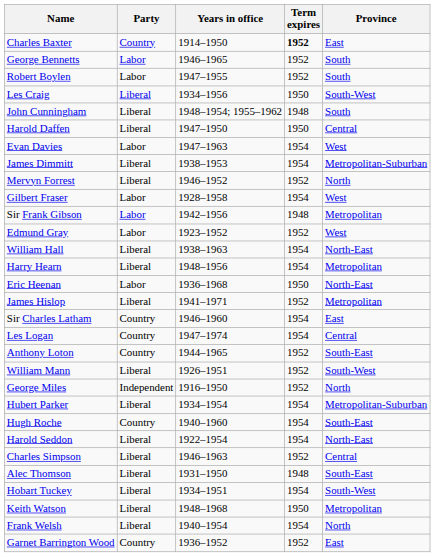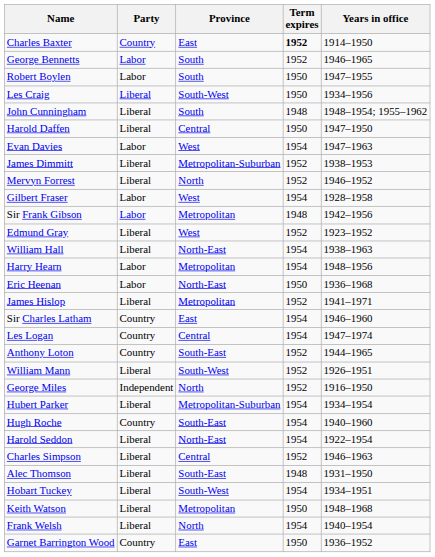columns swapped: (376, 19) <-> (230, 19)
(298, 77) 1952 -> (296, 77) 1950
(298, 163) 1954 -> (296, 163) 1952
(133, 232) Labor -> (135, 232) Liberal
(135, 266) Liberal -> (133, 266) Labor
(298, 543) 1952 -> (296, 543) 1950
